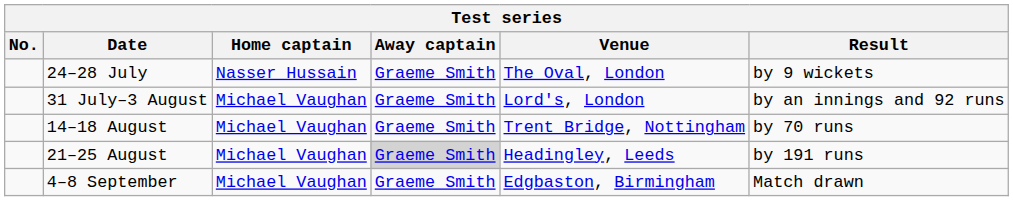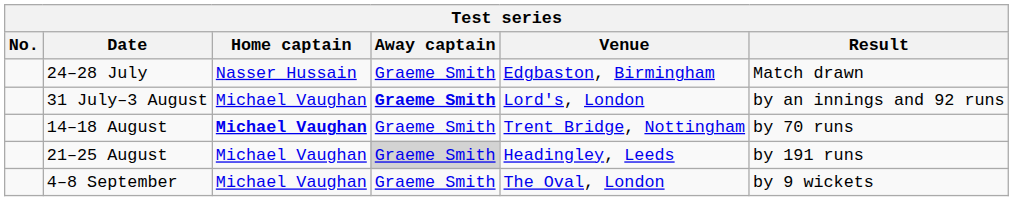(584, 73) The Oval, London -> (609, 73) Edgbaston, Birmingham
(813, 73) by 9 wickets -> (808, 73) Match drawn
(435, 100) normal -> (435, 100) bold
(291, 128) normal -> (291, 128) bold
(609, 182) Edgbaston, Birmingham -> (584, 182) The Oval, London
(808, 182) Match drawn -> (813, 182) by 9 wickets
